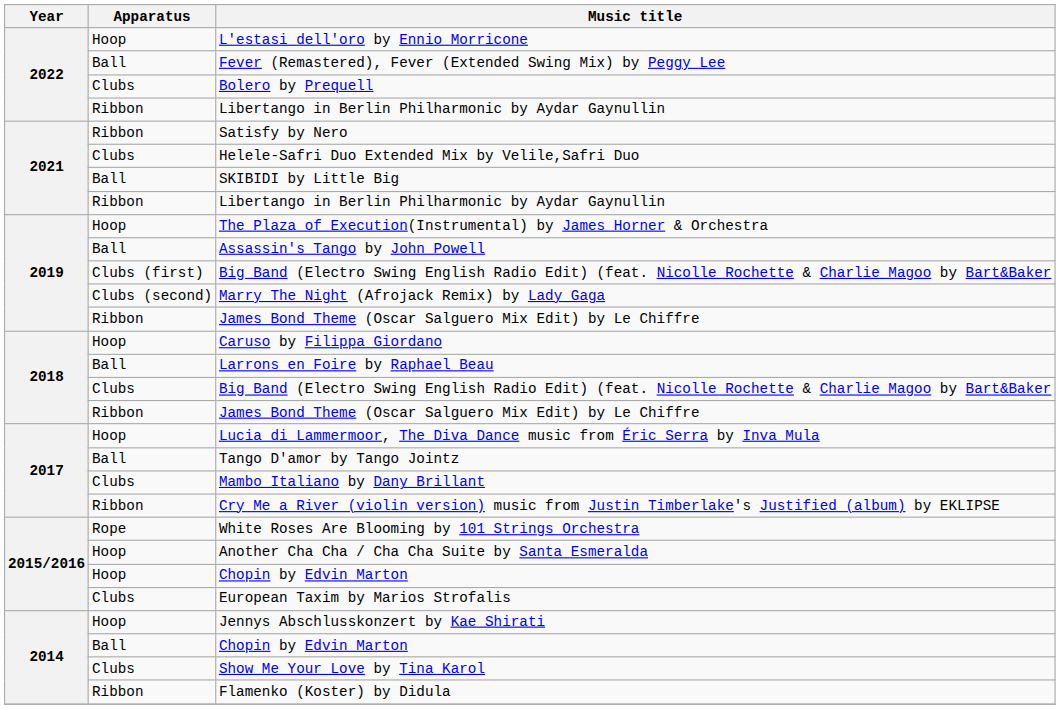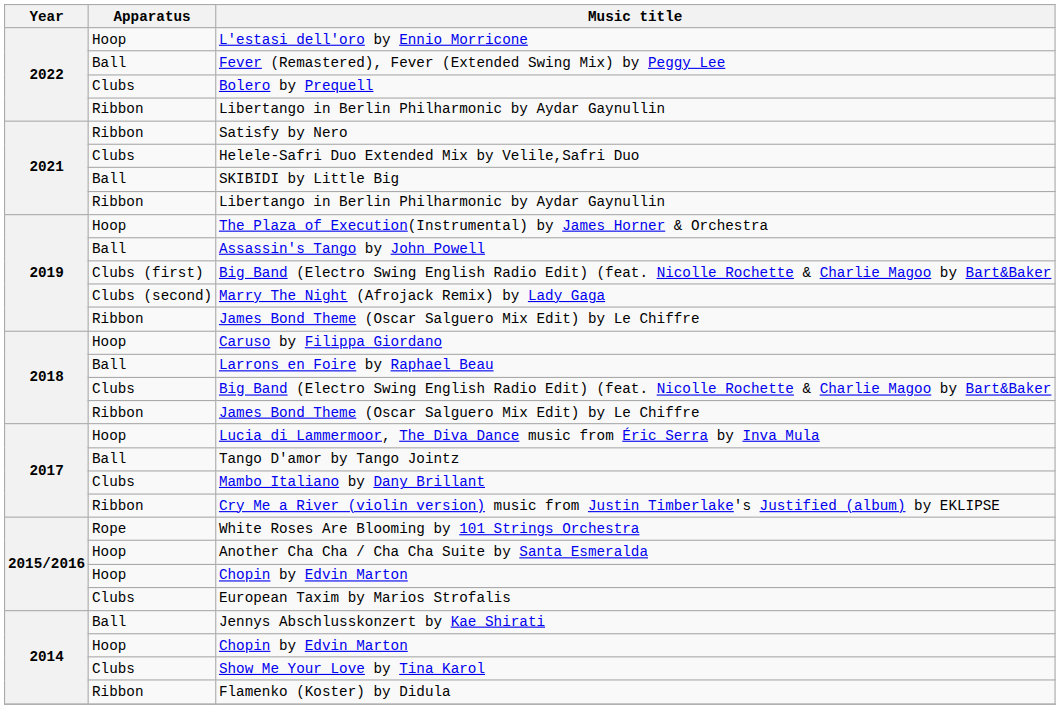(109, 622) Hoop -> (109, 622) Ball
(109, 645) Ball -> (109, 645) Hoop
